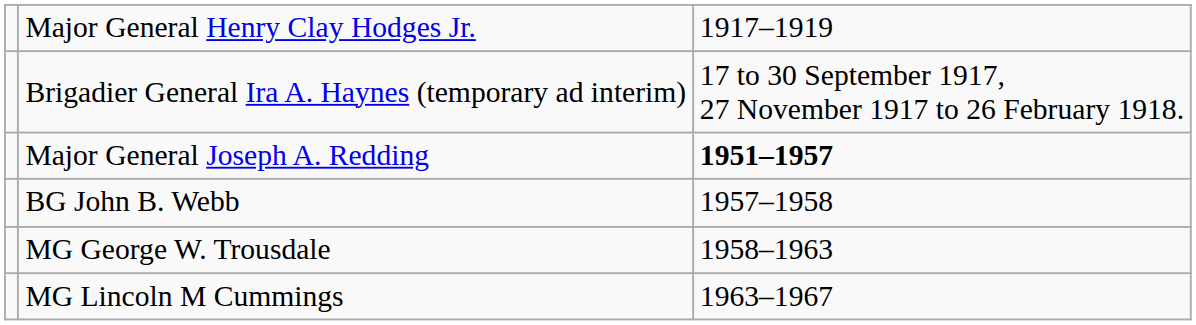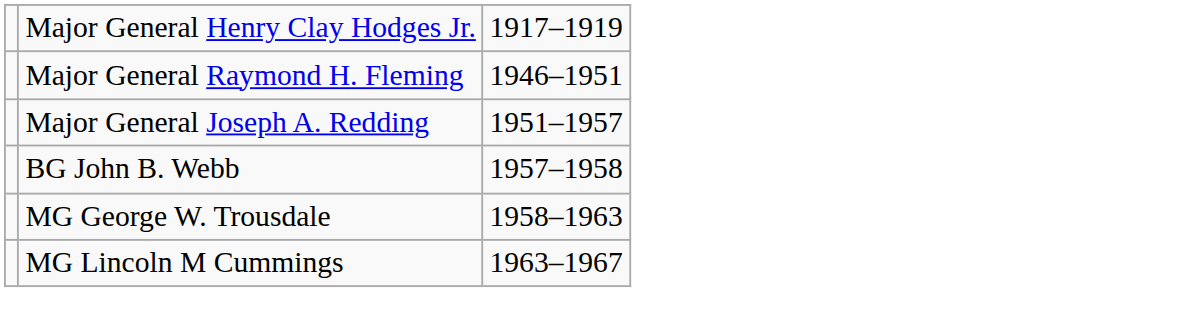- row: (356, 91)
+ row: (244, 74)
(766, 155) bold -> (556, 121) normal
